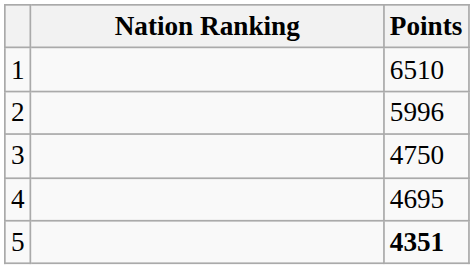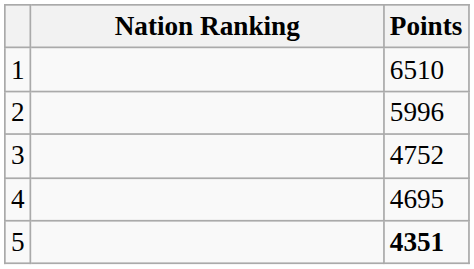(417, 155) 4750 -> (417, 155) 4752
